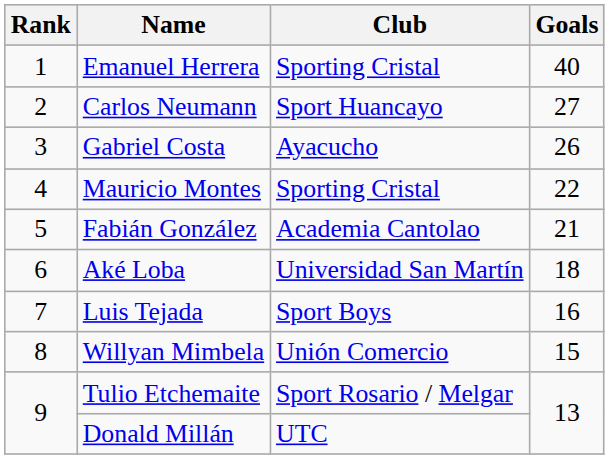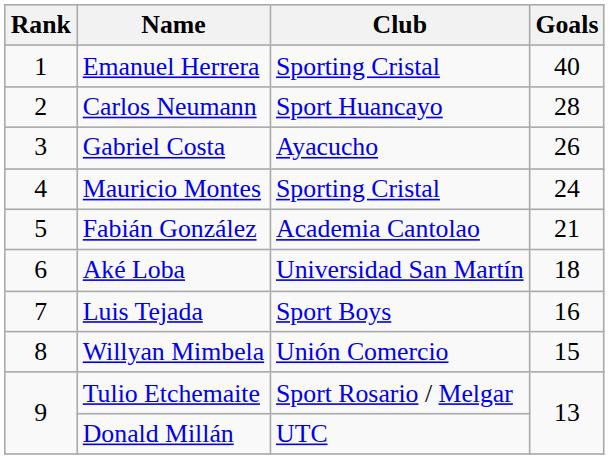(567, 106) 27 -> (567, 106) 28
(567, 188) 22 -> (567, 188) 24
